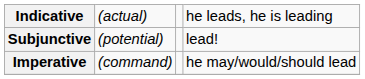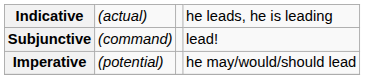(131, 39) (potential) -> (135, 39) (command)
(135, 62) (command) -> (131, 62) (potential)
